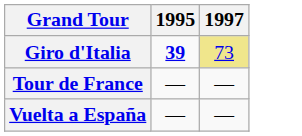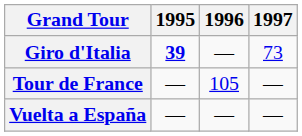+ column: (224, 20)
(224, 51) khaki background -> (273, 51) no background
